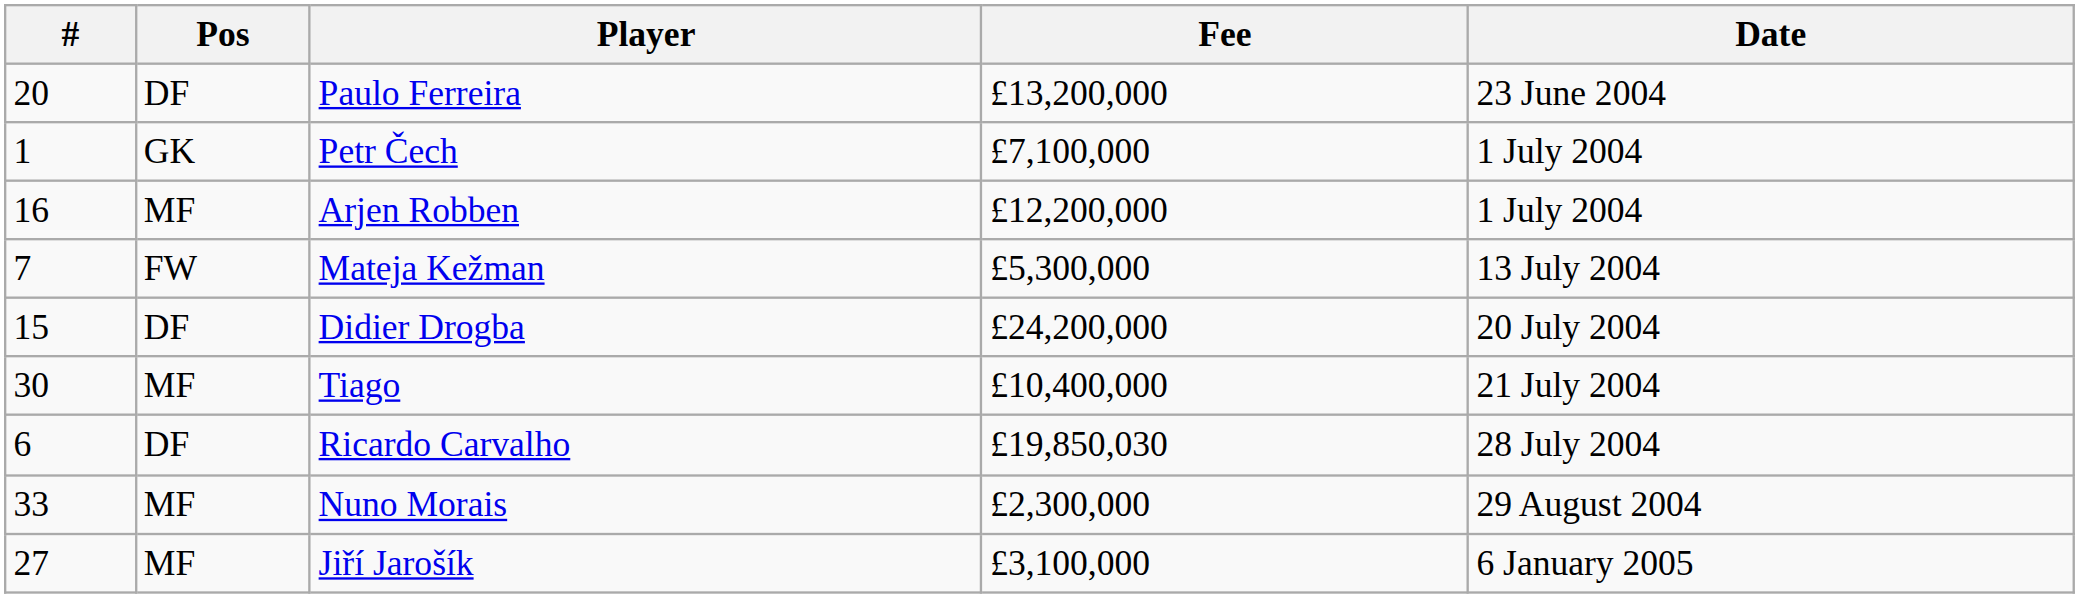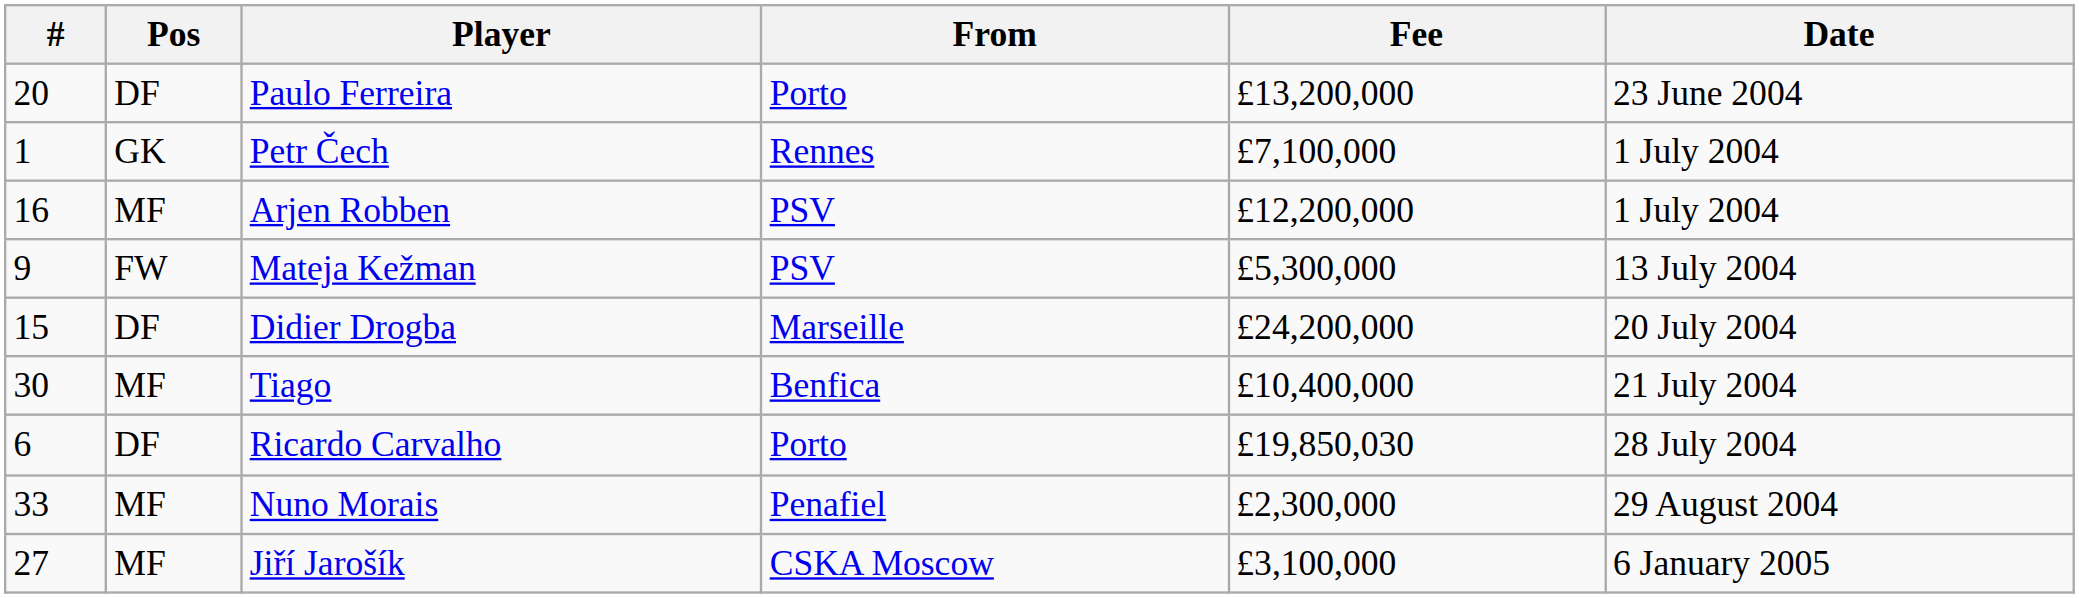+ column: (995, 34)
(22, 268) 7 -> (22, 268) 9
